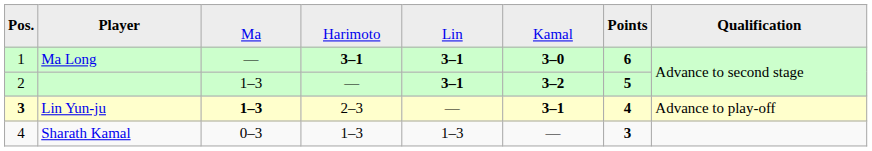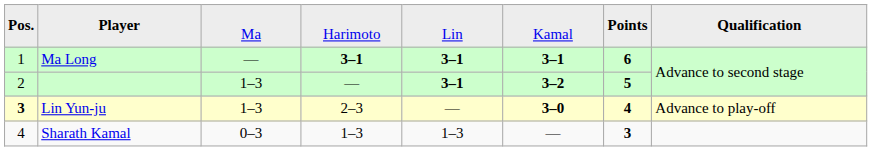(553, 59) 3–0 -> (553, 59) 3–1
(251, 109) bold -> (251, 109) normal
(553, 109) 3–1 -> (553, 109) 3–0
